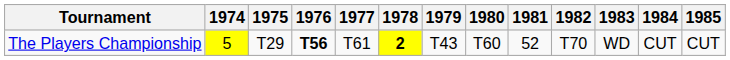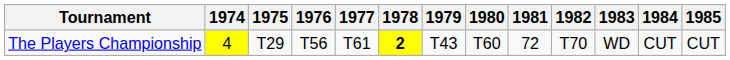(227, 43) 5 -> (227, 43) 4
(314, 43) bold -> (314, 43) normal
(530, 43) 52 -> (530, 43) 72
